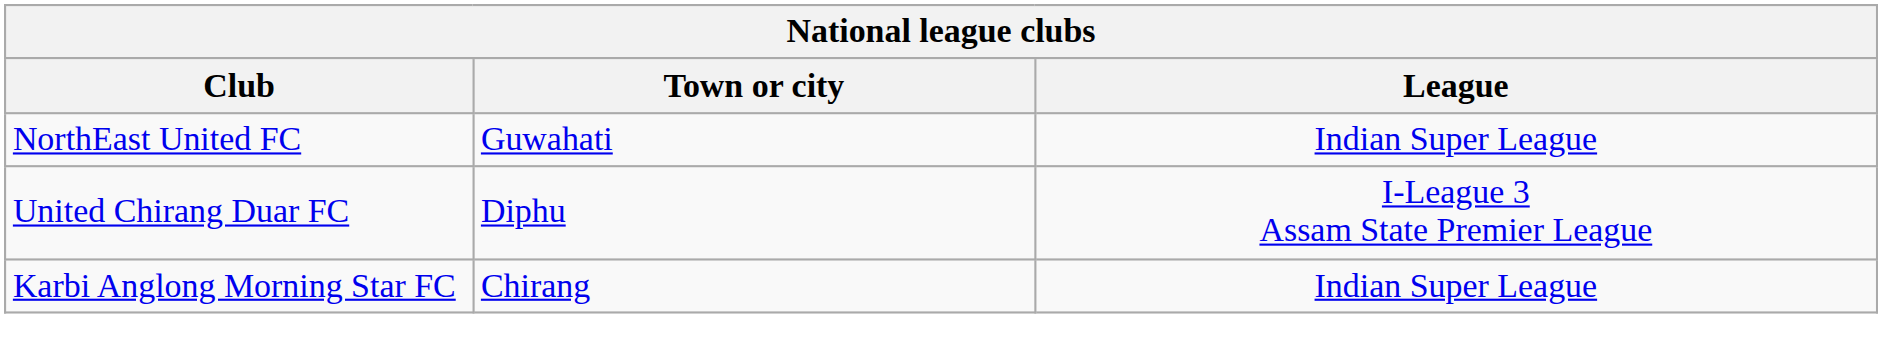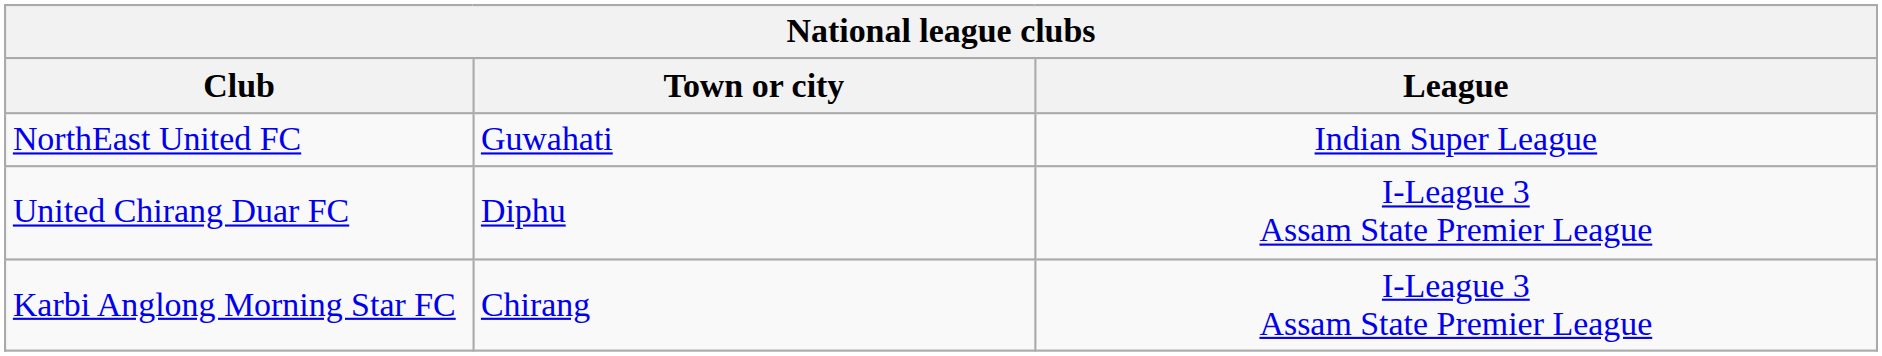(1456, 284) Indian Super League -> (1456, 303) I-League 3 Assam State Premier League
